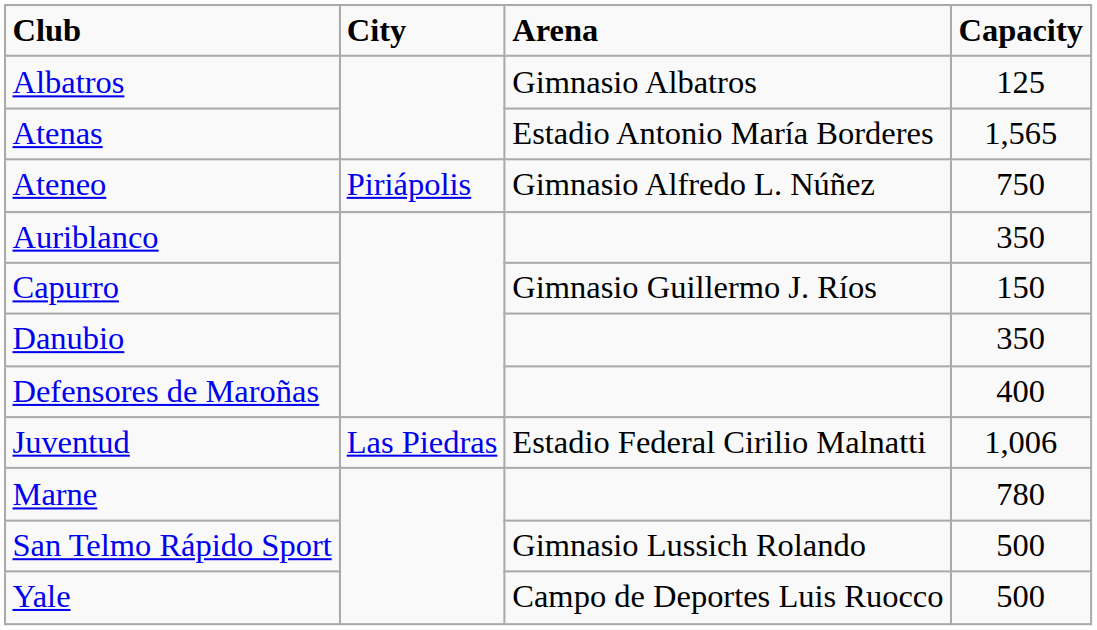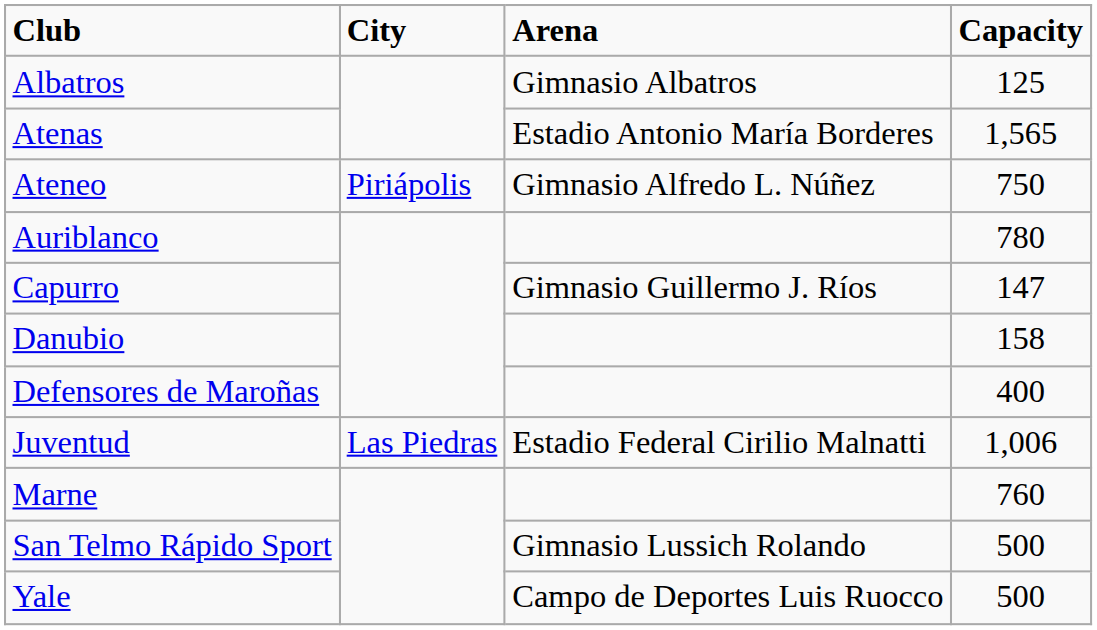(1021, 236) 350 -> (1021, 236) 780
(1021, 287) 150 -> (1021, 287) 147
(1021, 339) 350 -> (1021, 339) 158
(1021, 493) 780 -> (1021, 493) 760
